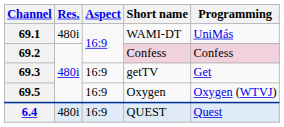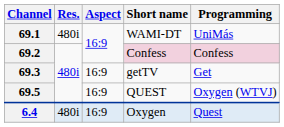(146, 92) Oxygen -> (146, 92) QUEST
(146, 112) QUEST -> (146, 112) Oxygen
